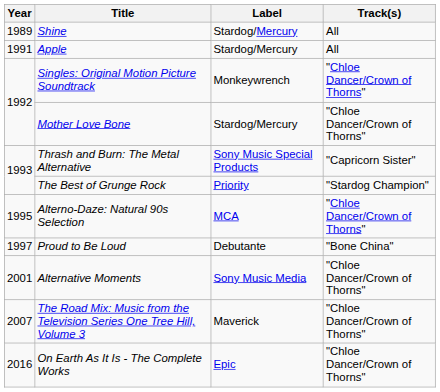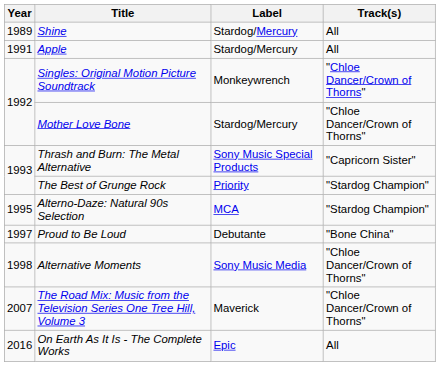(369, 216) "Chloe Dancer/Crown of Thorns" -> (377, 209) "Stardog Champion"
(20, 277) 2001 -> (20, 265) 1998
(369, 365) "Chloe Dancer/Crown of Thorns" -> (332, 345) All
